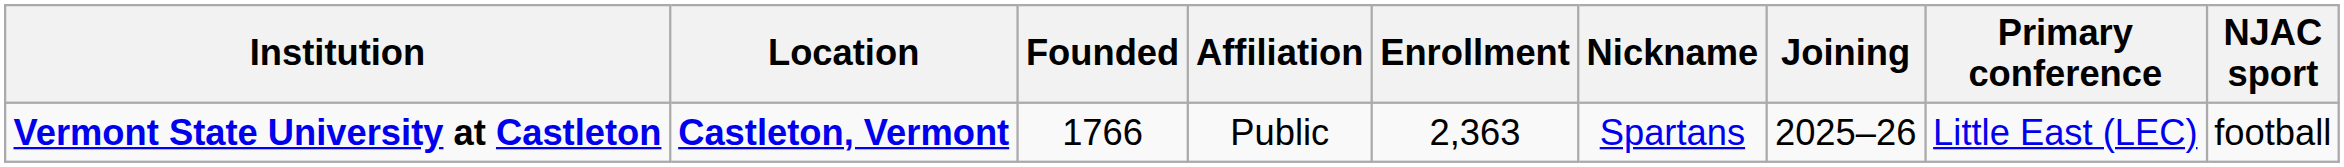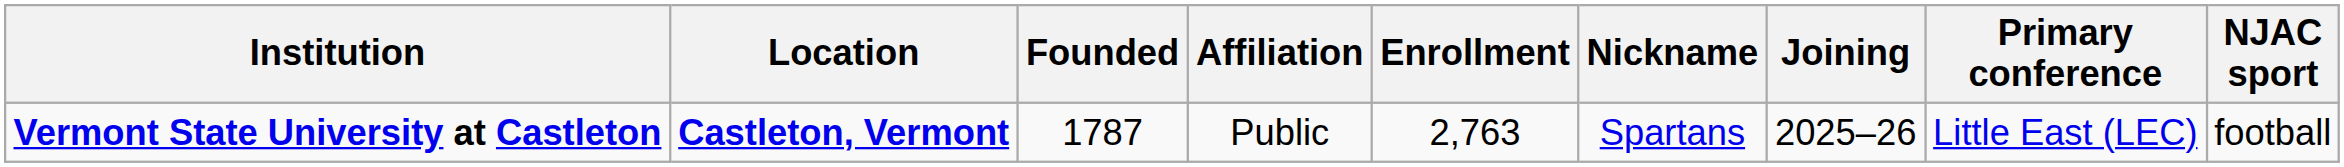(1103, 131) 1766 -> (1103, 131) 1787
(1475, 131) 2,363 -> (1475, 131) 2,763
